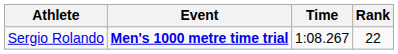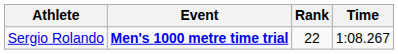columns swapped: (322, 16) <-> (373, 16)
